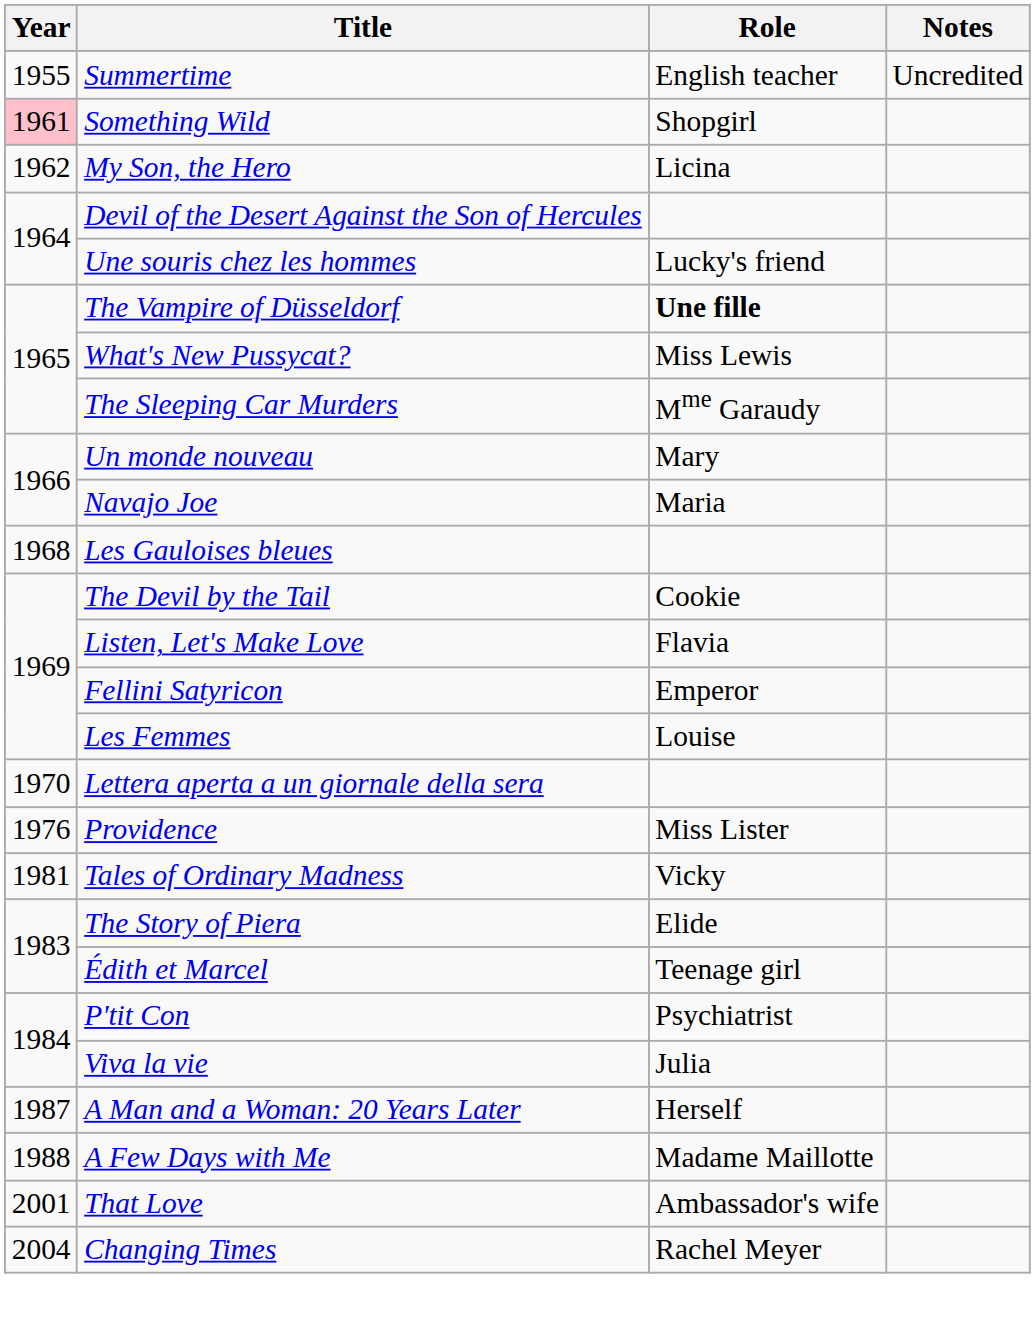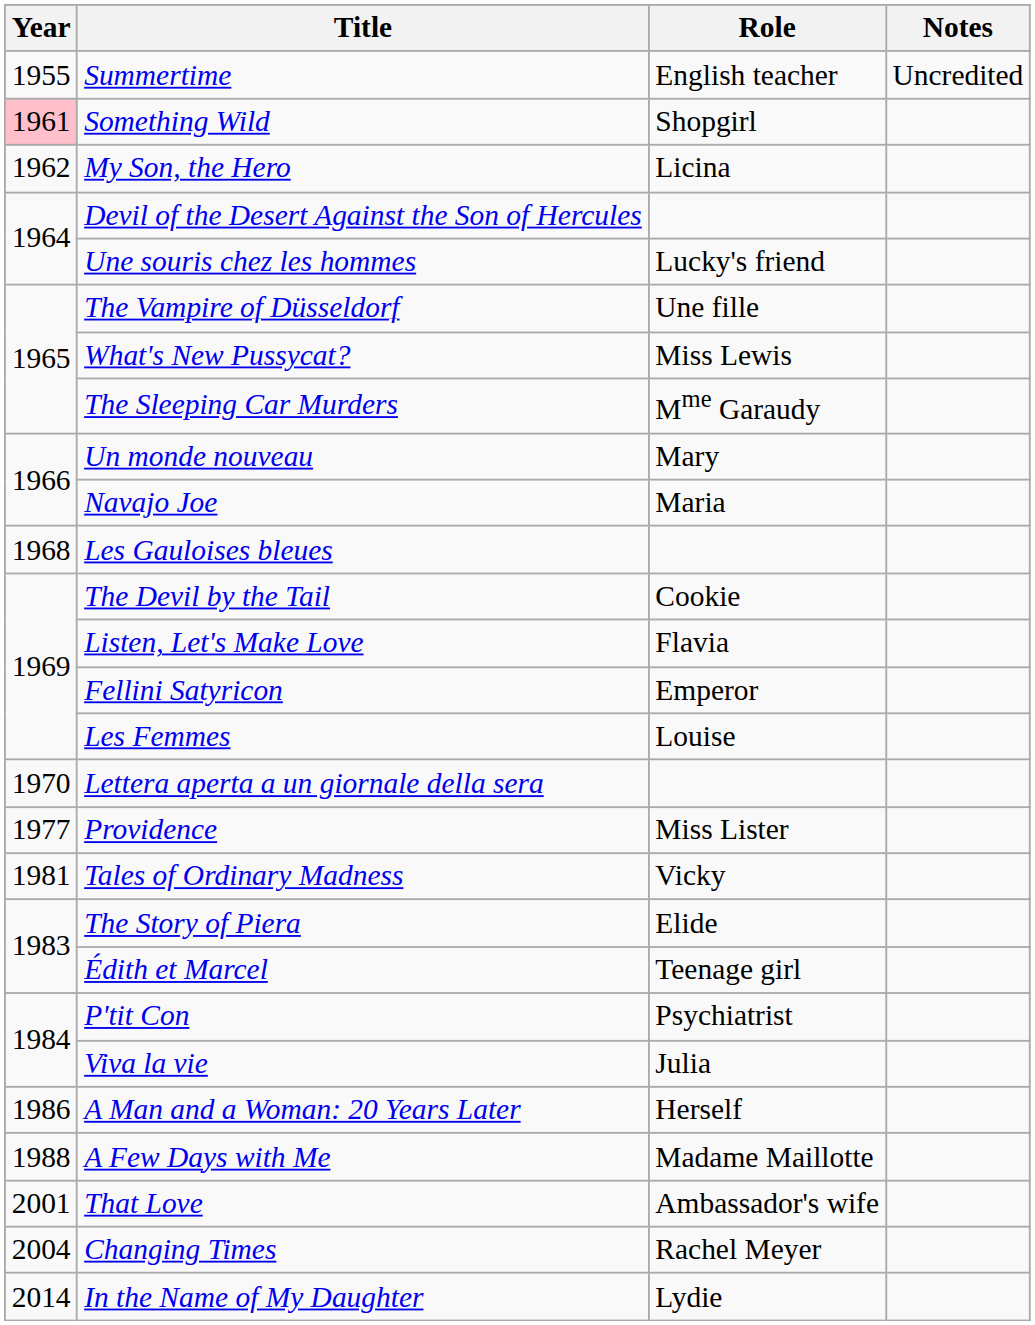(708, 307) bold -> (707, 307) normal
(41, 829) 1976 -> (41, 829) 1977
(41, 1109) 1987 -> (41, 1109) 1986
+ row: (254, 1296)
